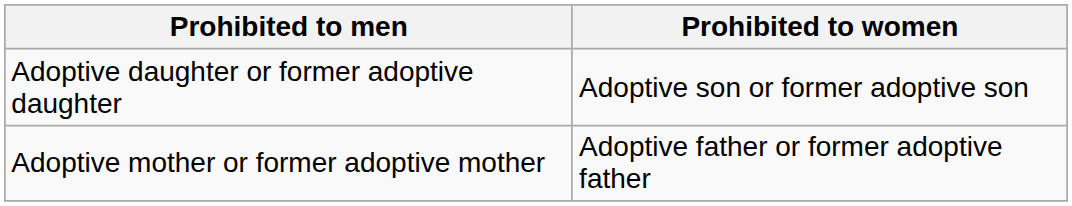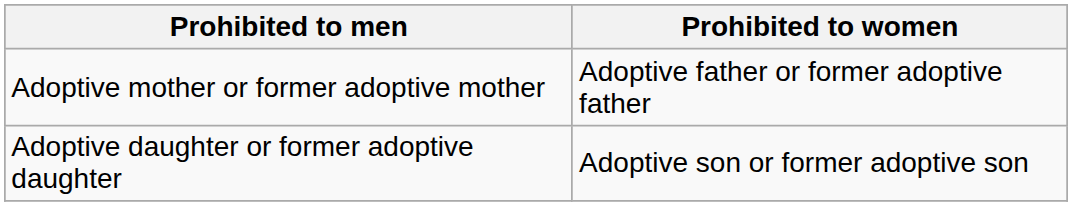rows swapped: (278, 162) <-> (242, 86)
